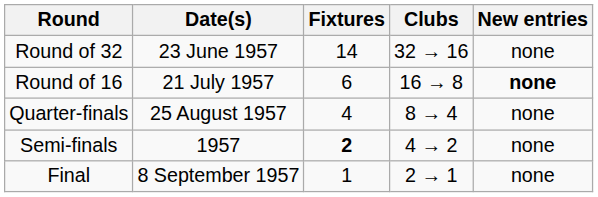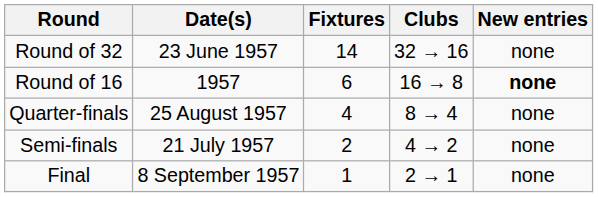(218, 82) 21 July 1957 -> (218, 82) 1957
(218, 144) 1957 -> (218, 144) 21 July 1957
(347, 144) bold -> (347, 144) normal
